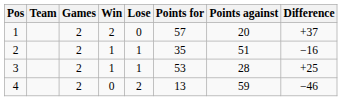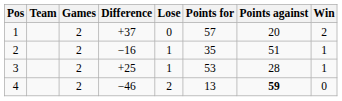columns swapped: (112, 13) <-> (309, 13)
(244, 86) normal -> (274, 86) bold
